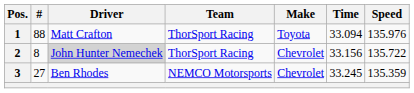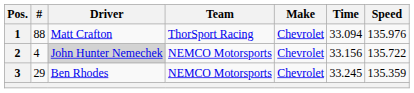(294, 34) Toyota -> (301, 34) Chevrolet
(36, 53) 8 -> (36, 53) 4
(211, 53) ThorSport Racing -> (220, 53) NEMCO Motorsports
(39, 73) 27 -> (39, 73) 29
